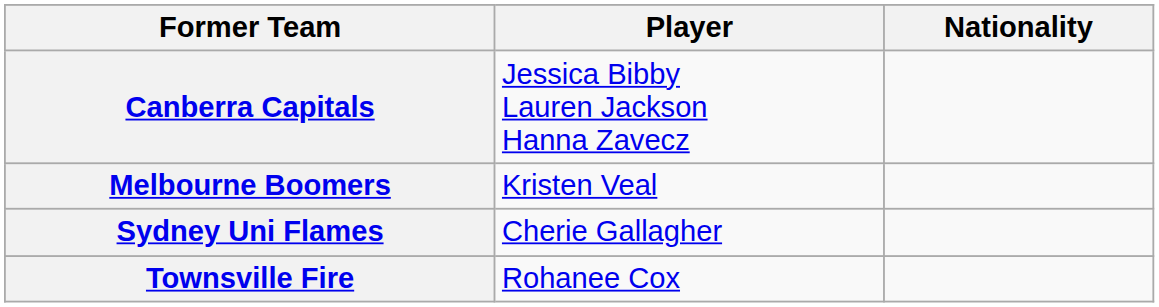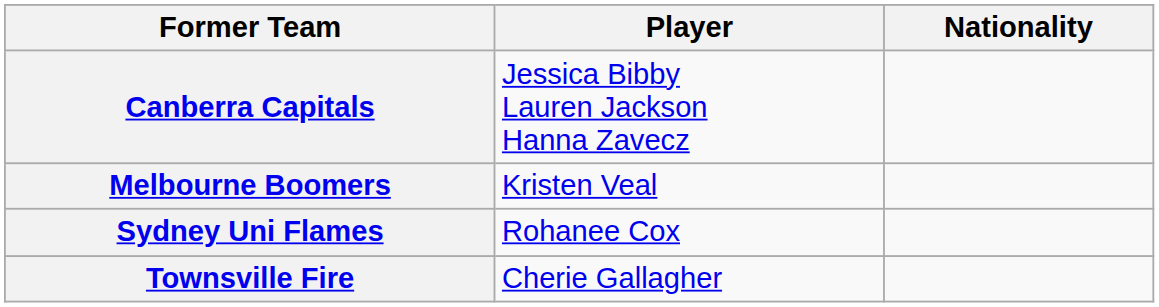(612, 231) Cherie Gallagher -> (591, 231) Rohanee Cox
(591, 277) Rohanee Cox -> (612, 277) Cherie Gallagher
